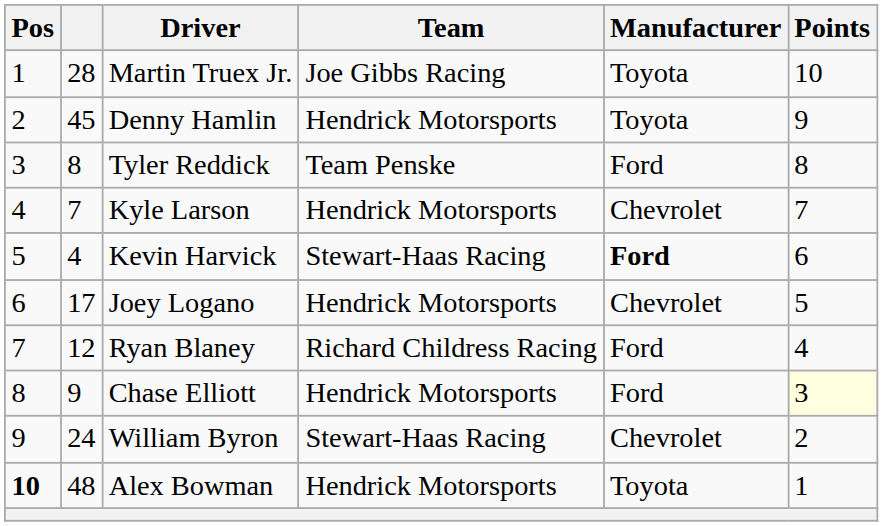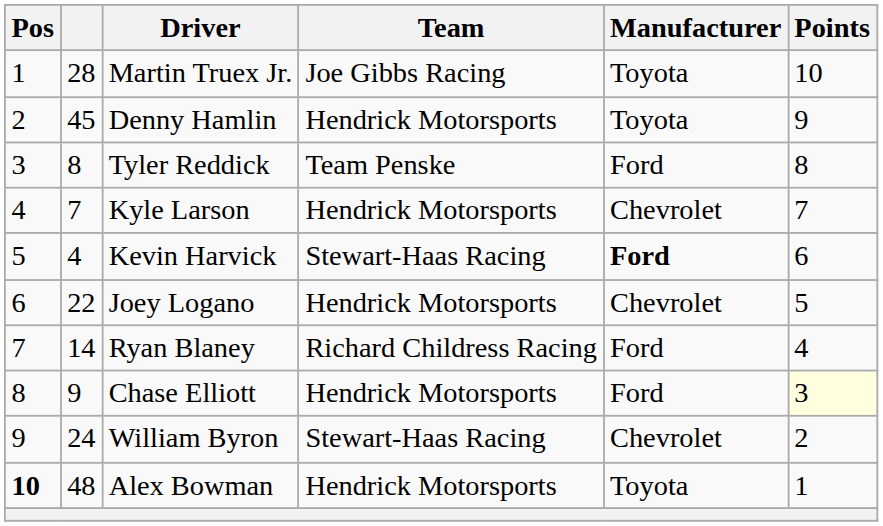(81, 301) 17 -> (81, 301) 22
(81, 346) 12 -> (81, 346) 14
